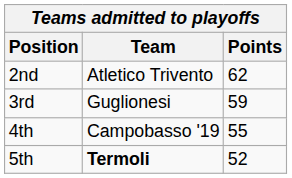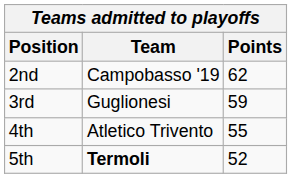(150, 74) Atletico Trivento -> (153, 74) Campobasso '19
(153, 131) Campobasso '19 -> (150, 131) Atletico Trivento
